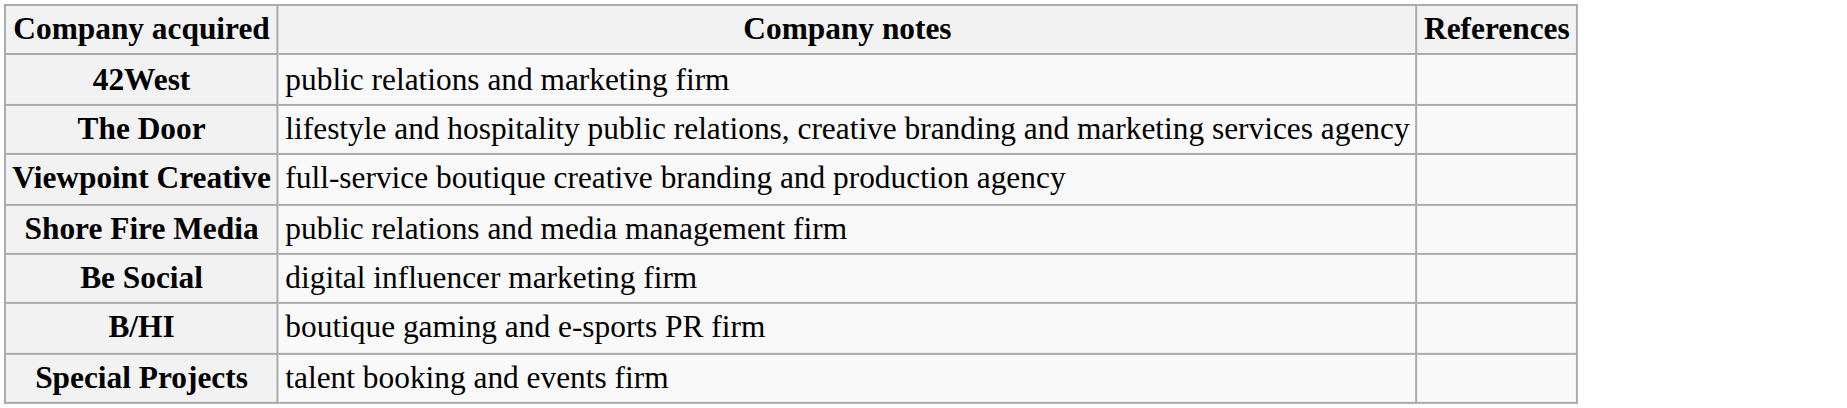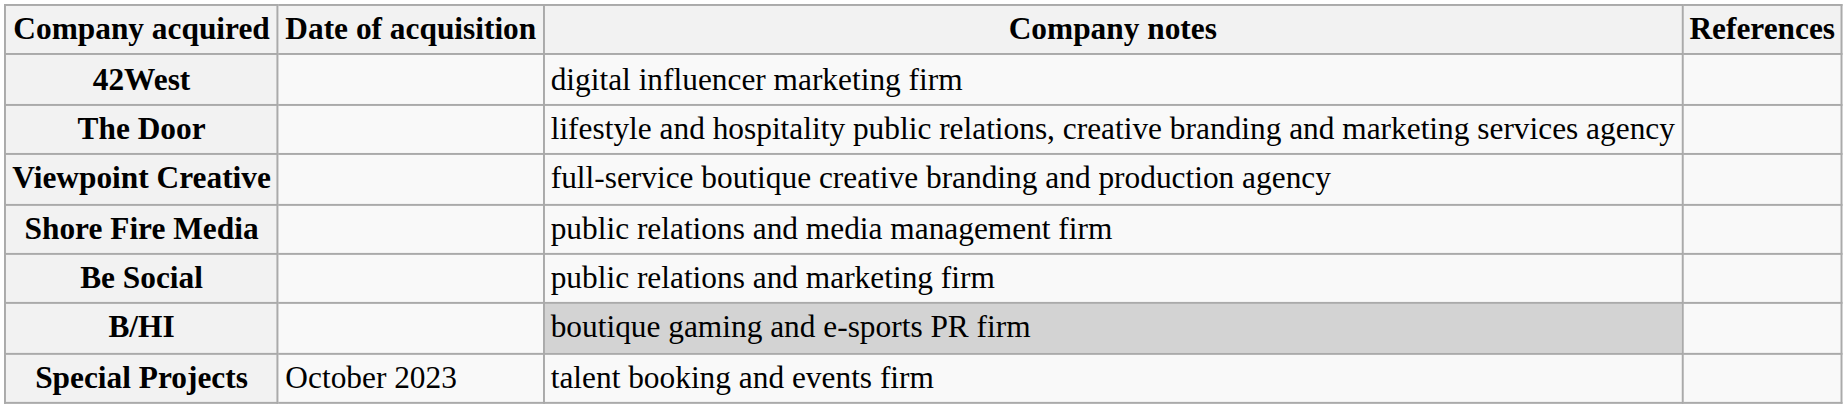+ column: (411, 29)
(507, 79) public relations and marketing firm -> (757, 79) digital influencer marketing firm
(491, 278) digital influencer marketing firm -> (773, 278) public relations and marketing firm
(525, 327) no background -> (791, 327) lightgrey background
